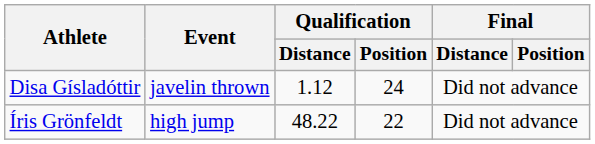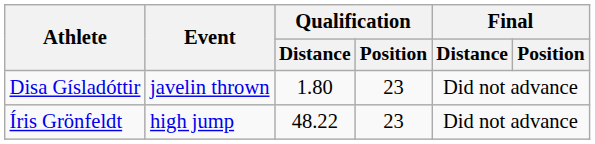(315, 87) 1.12 -> (315, 87) 1.80
(393, 87) 24 -> (393, 87) 23
(393, 121) 22 -> (393, 121) 23
